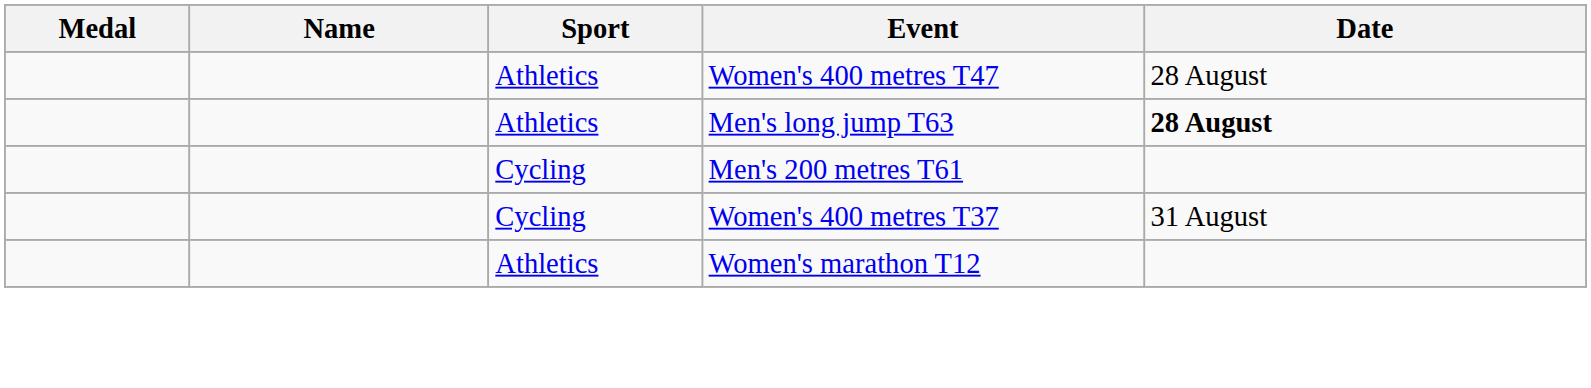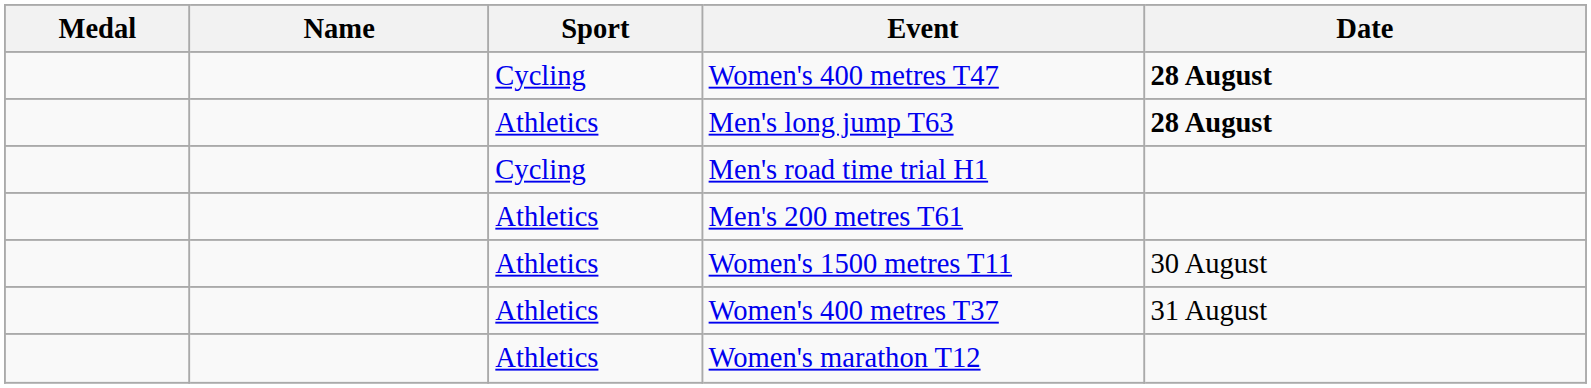(547, 75) Athletics -> (541, 75) Cycling
(1209, 75) normal -> (1211, 75) bold
+ row: (848, 169)
(541, 169) Cycling -> (547, 216) Athletics
+ row: (860, 263)
(541, 216) Cycling -> (547, 310) Athletics
